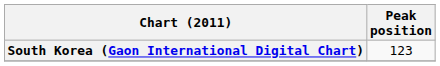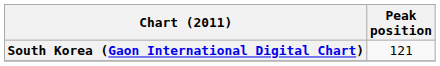(401, 51) 123 -> (401, 51) 121
